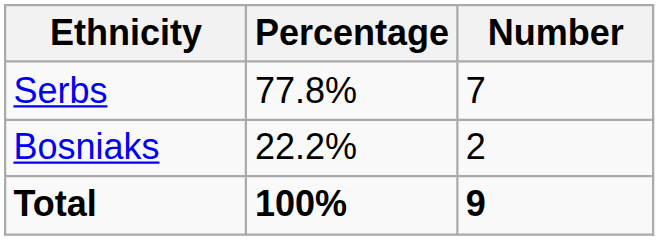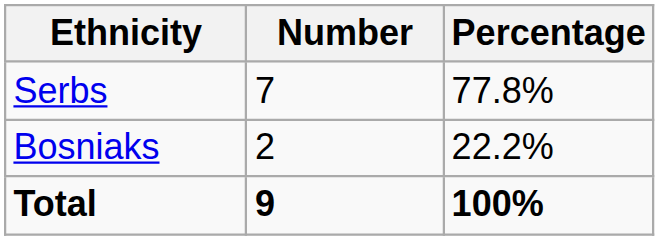columns swapped: (556, 33) <-> (352, 33)
